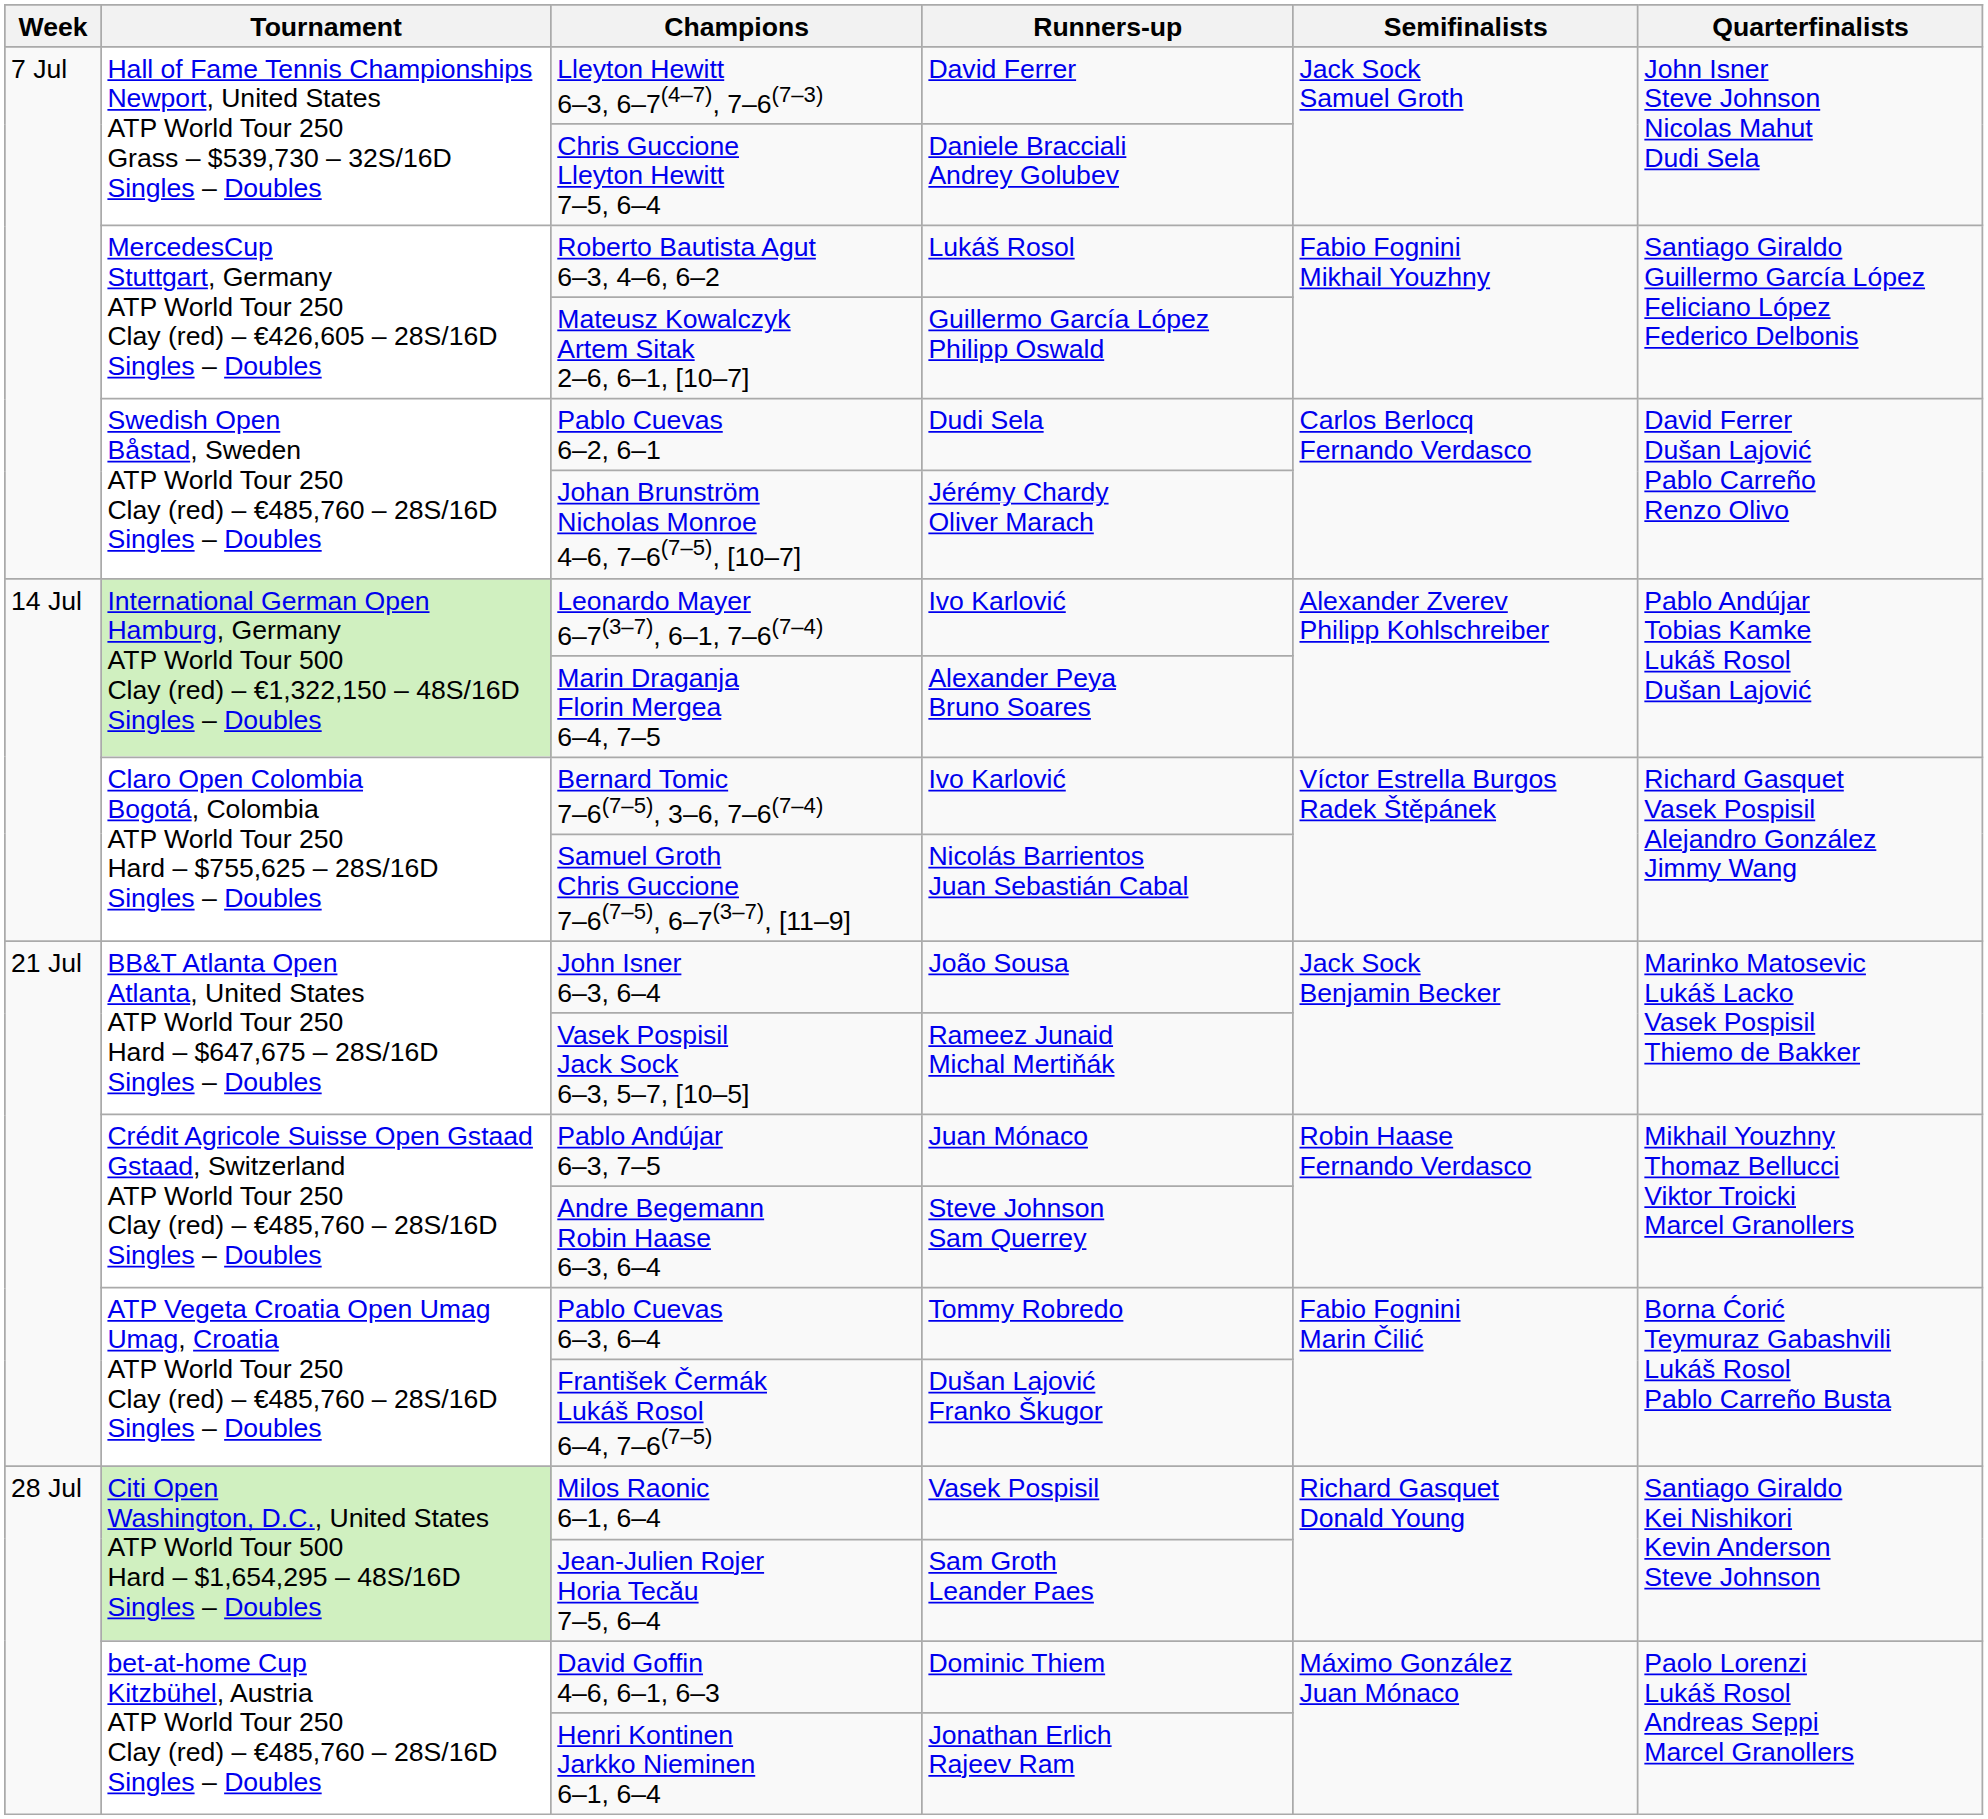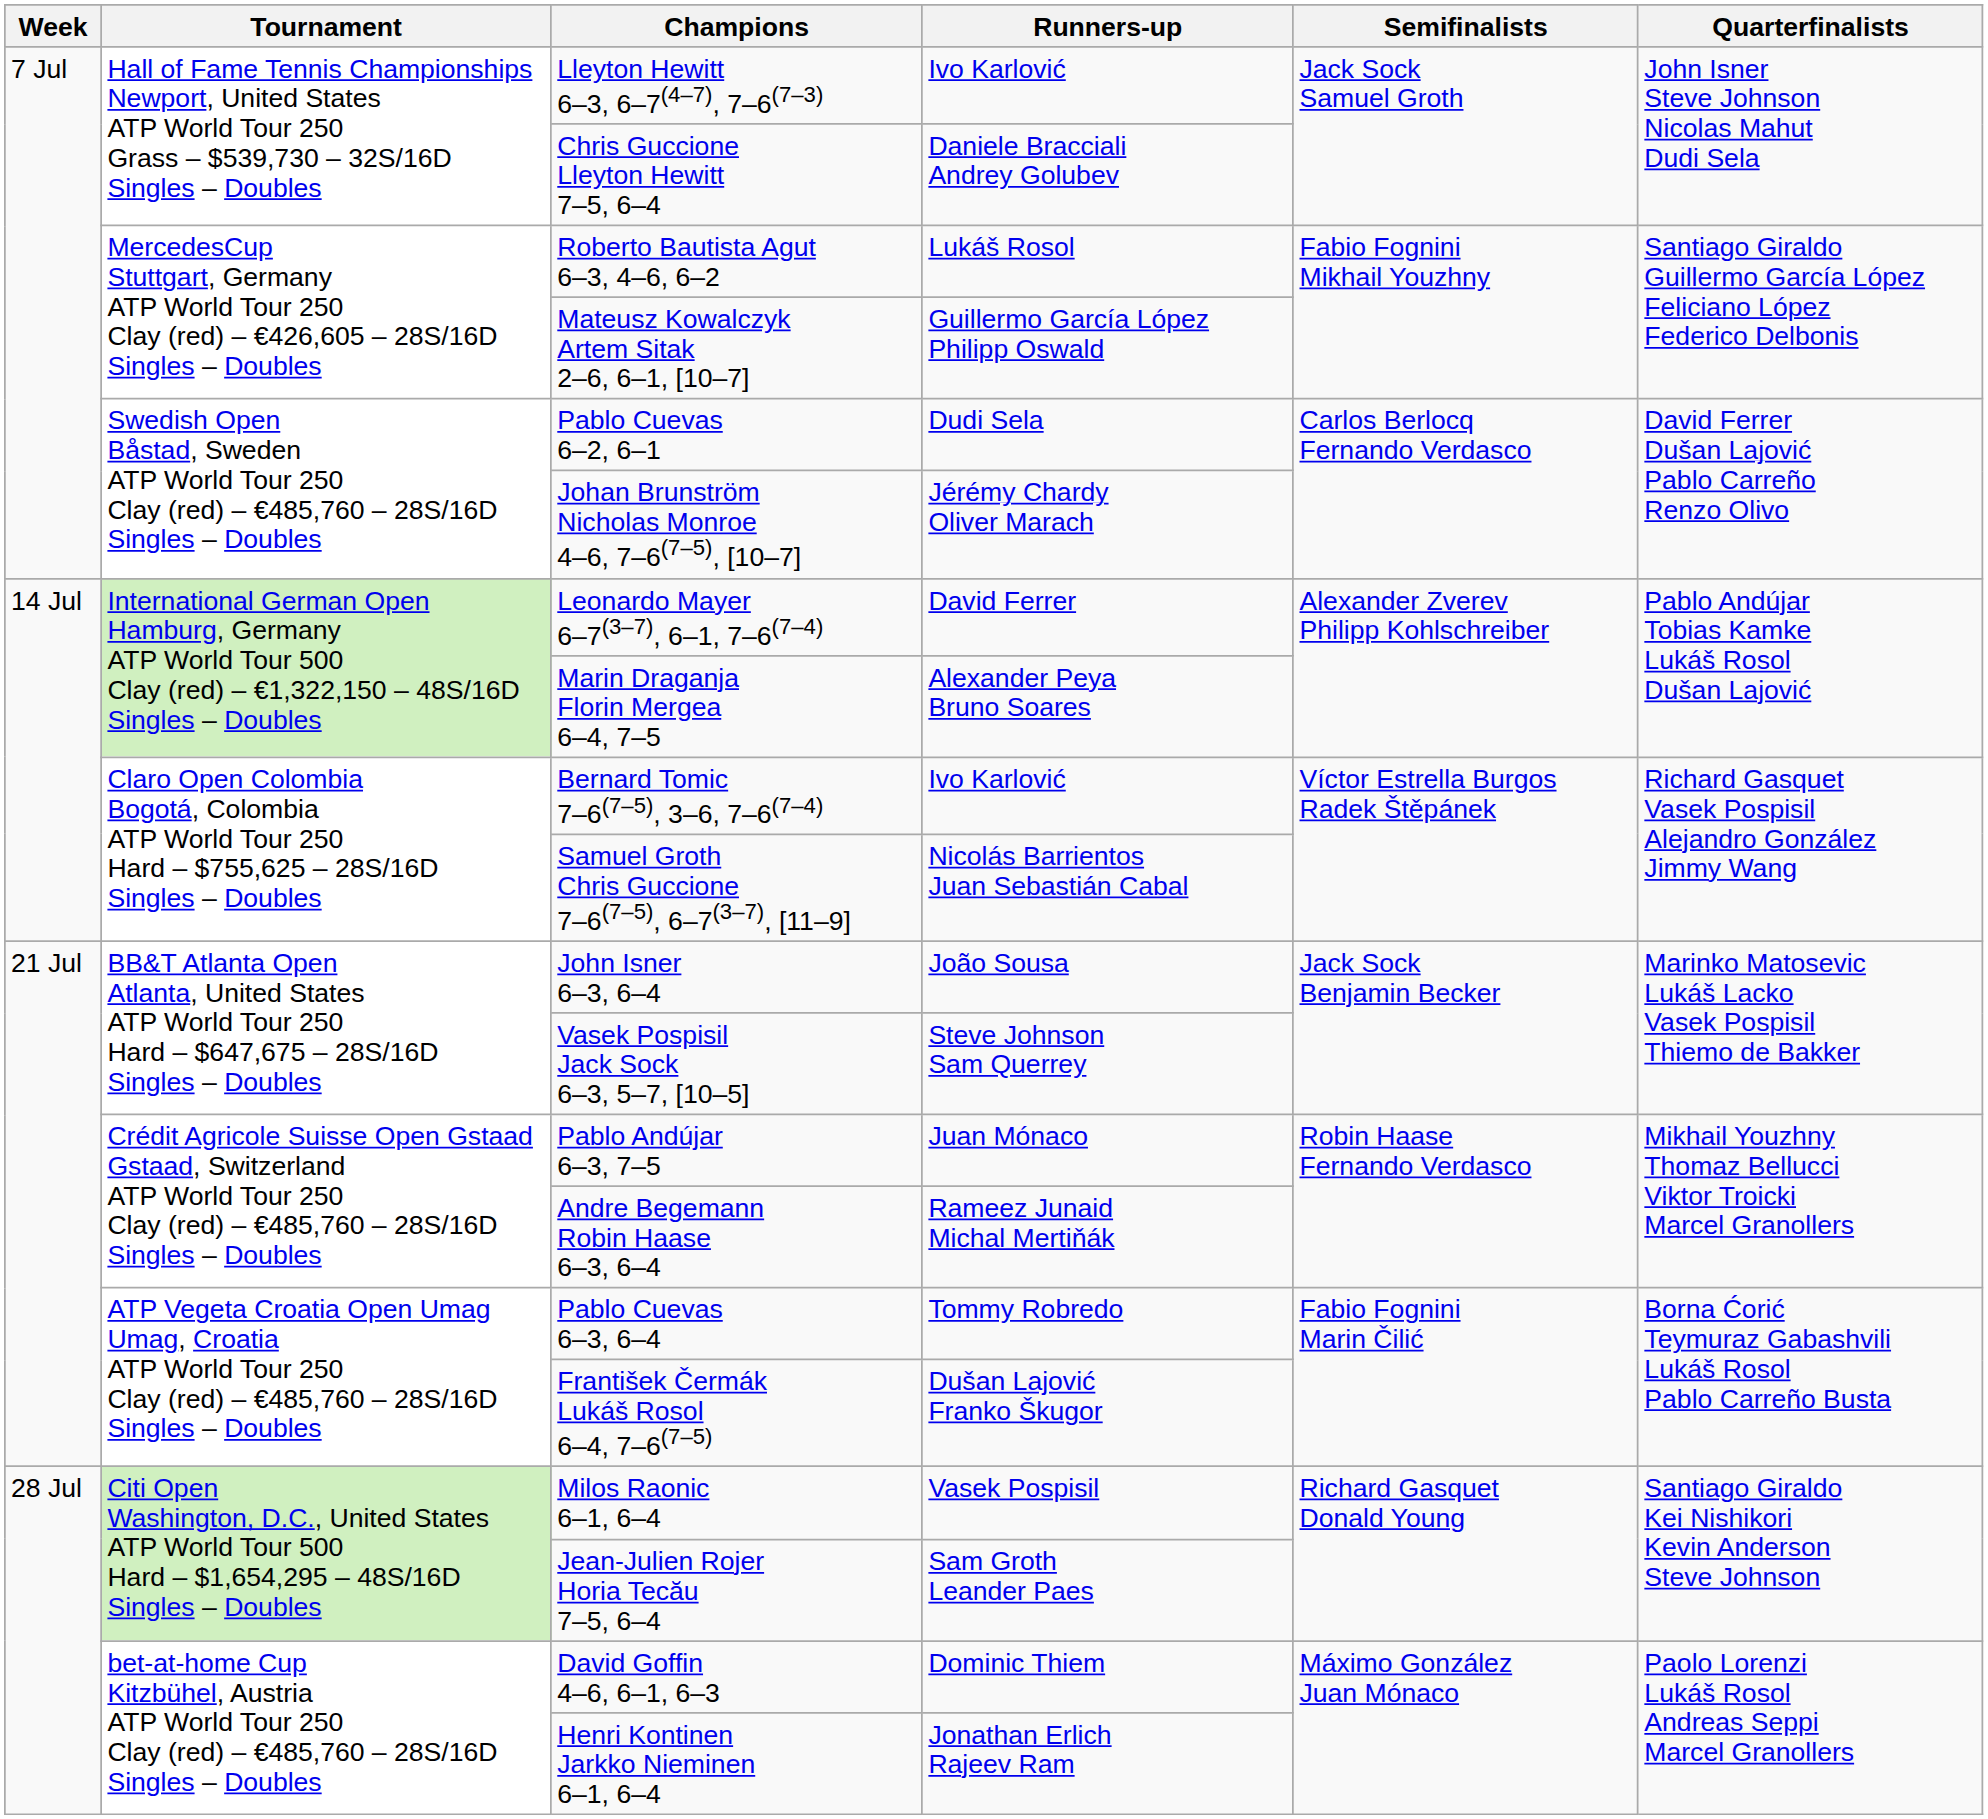(1002, 68) David Ferrer -> (997, 68) Ivo Karlović
(997, 599) Ivo Karlović -> (1002, 599) David Ferrer
(1021, 1049) Rameez Junaid Michal Mertiňák -> (1016, 1049) Steve Johnson Sam Querrey
(1016, 1223) Steve Johnson Sam Querrey -> (1021, 1223) Rameez Junaid Michal Mertiňák
